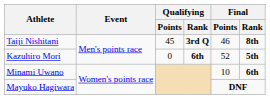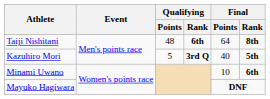(170, 42) 45 -> (170, 42) 48
(198, 42) 3rd Q -> (197, 42) 6th
(225, 42) 46 -> (225, 42) 64
(170, 57) 0 -> (170, 57) 5
(197, 57) 6th -> (198, 57) 3rd Q
(225, 57) 52 -> (225, 57) 40
